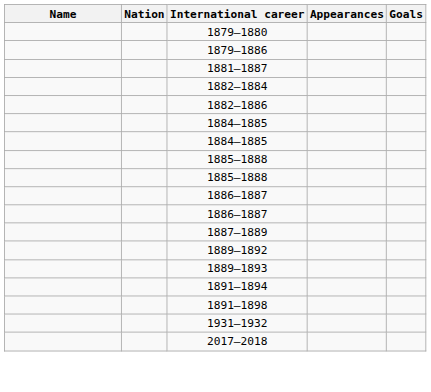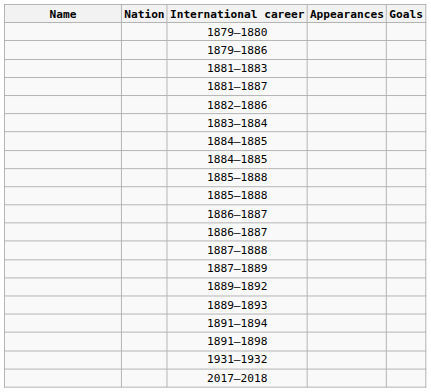+ row: (63, 68)
- row: (63, 86)
+ row: (63, 123)
+ row: (63, 250)
